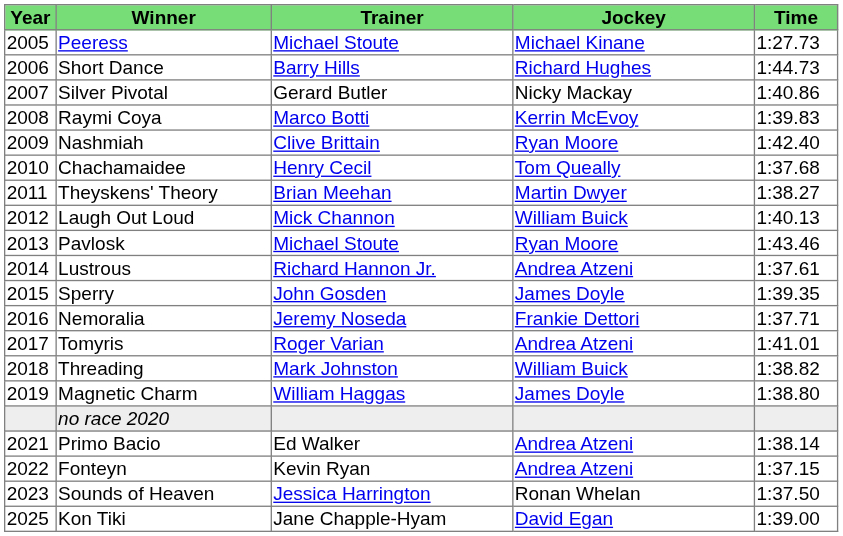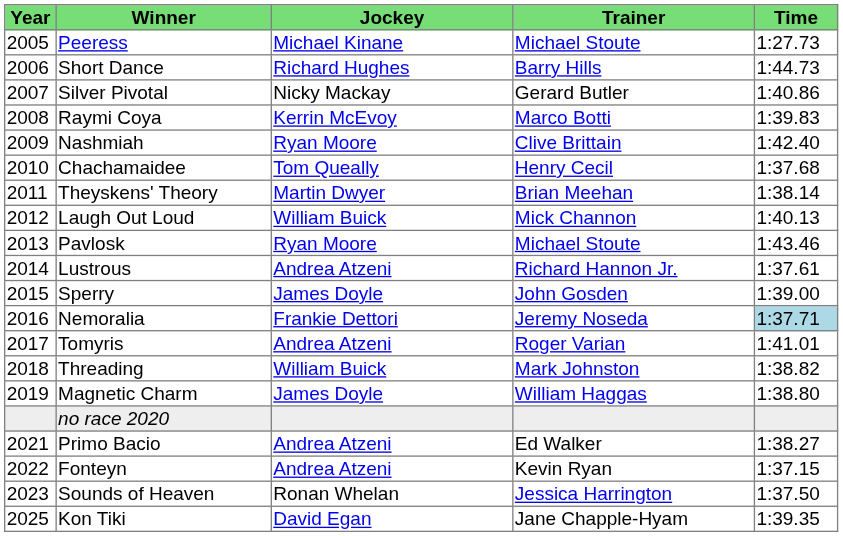columns swapped: (634, 17) <-> (392, 17)
(788, 193) 1:38.27 -> (788, 193) 1:38.14
(788, 293) 1:39.35 -> (788, 293) 1:39.00
(788, 318) no background -> (788, 318) lightblue background
(788, 444) 1:38.14 -> (788, 444) 1:38.27
(788, 519) 1:39.00 -> (788, 519) 1:39.35
